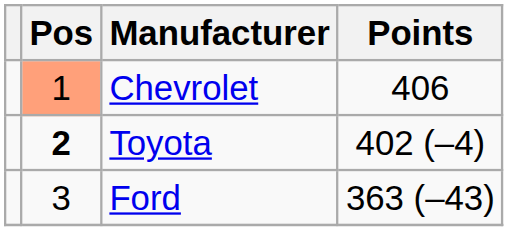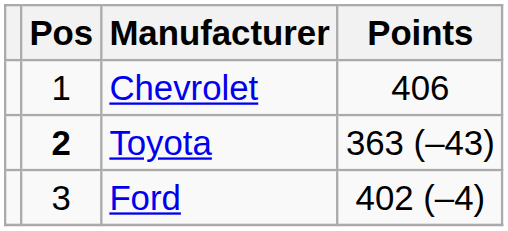(61, 88) lightsalmon background -> (61, 88) no background
(420, 143) 402 (–4) -> (420, 143) 363 (–43)
(420, 198) 363 (–43) -> (420, 198) 402 (–4)
